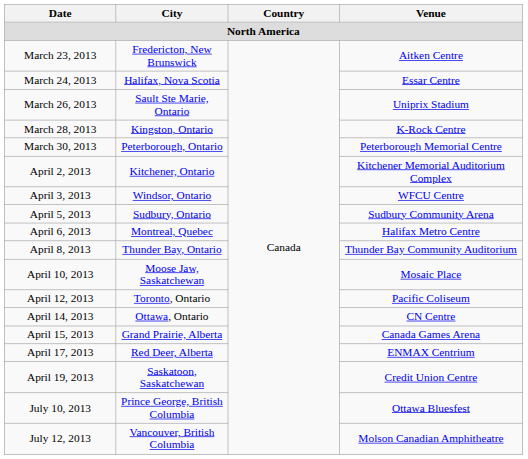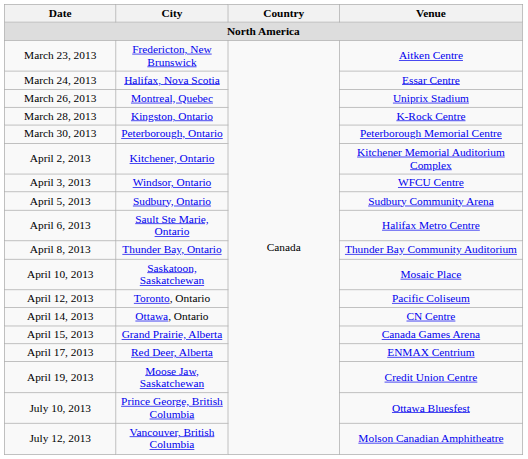(172, 104) Sault Ste Marie, Ontario -> (172, 98) Montreal, Quebec
(172, 232) Montreal, Quebec -> (172, 225) Sault Ste Marie, Ontario
(172, 274) Moose Jaw, Saskatchewan -> (172, 274) Saskatoon, Saskatchewan
(172, 377) Saskatoon, Saskatchewan -> (172, 377) Moose Jaw, Saskatchewan
